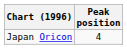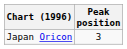(99, 37) 4 -> (99, 37) 3
